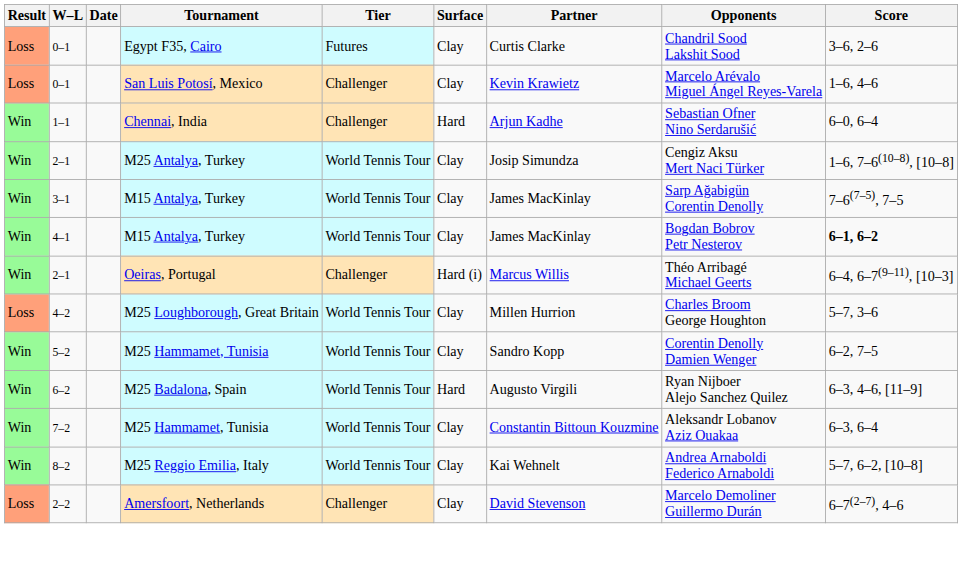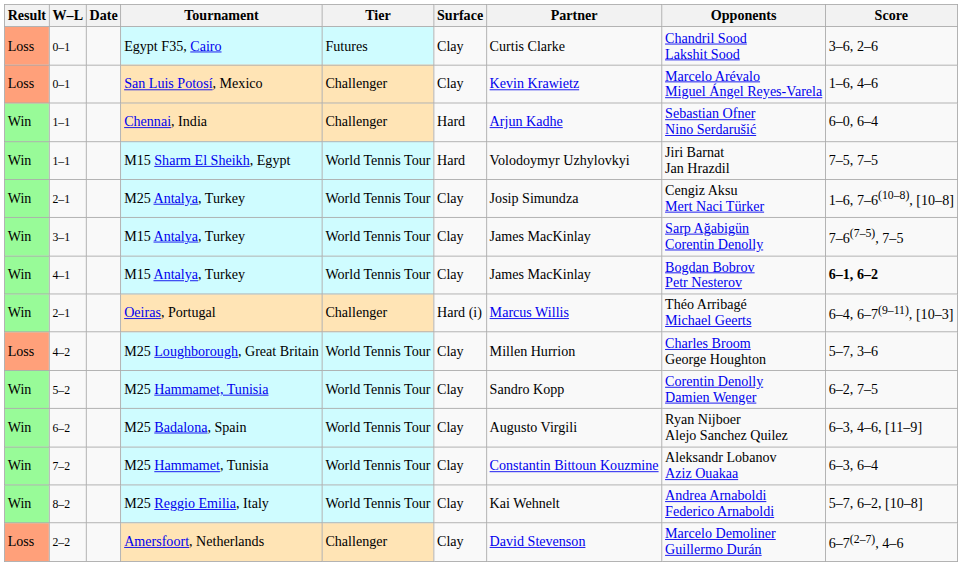+ row: (61, 161)
(451, 389) Hard -> (450, 427) Clay
